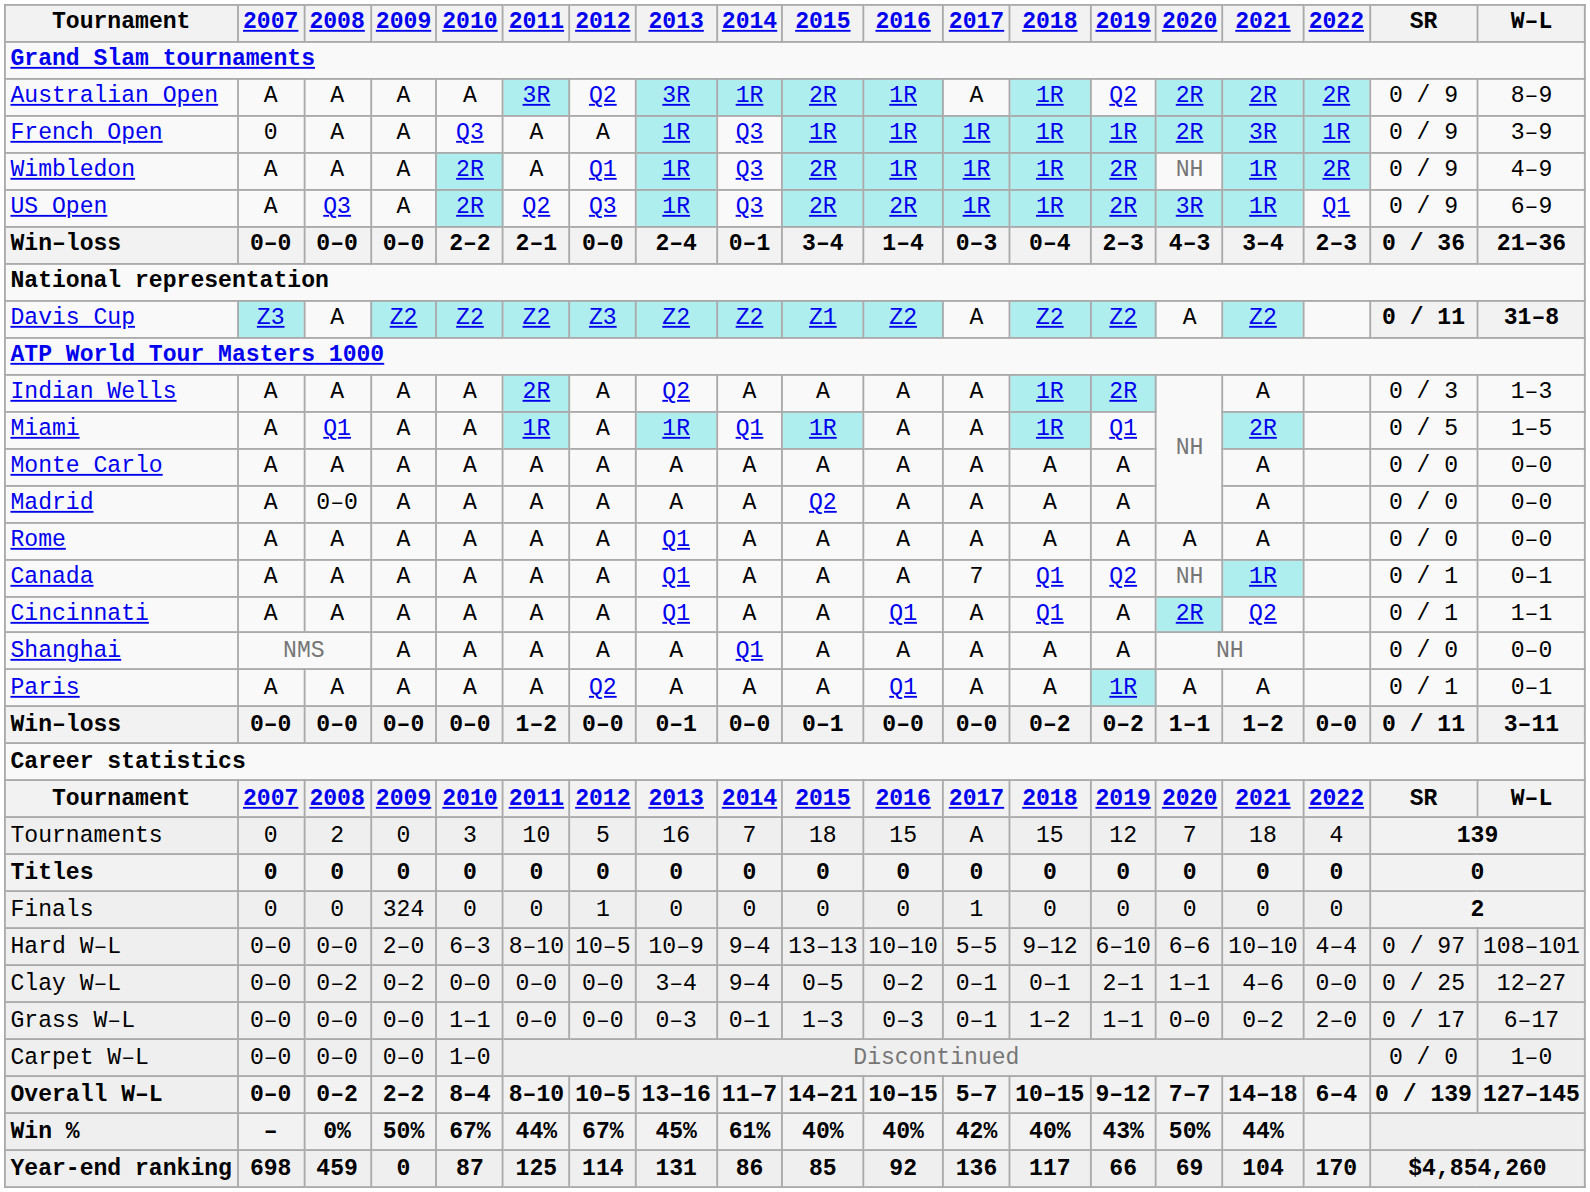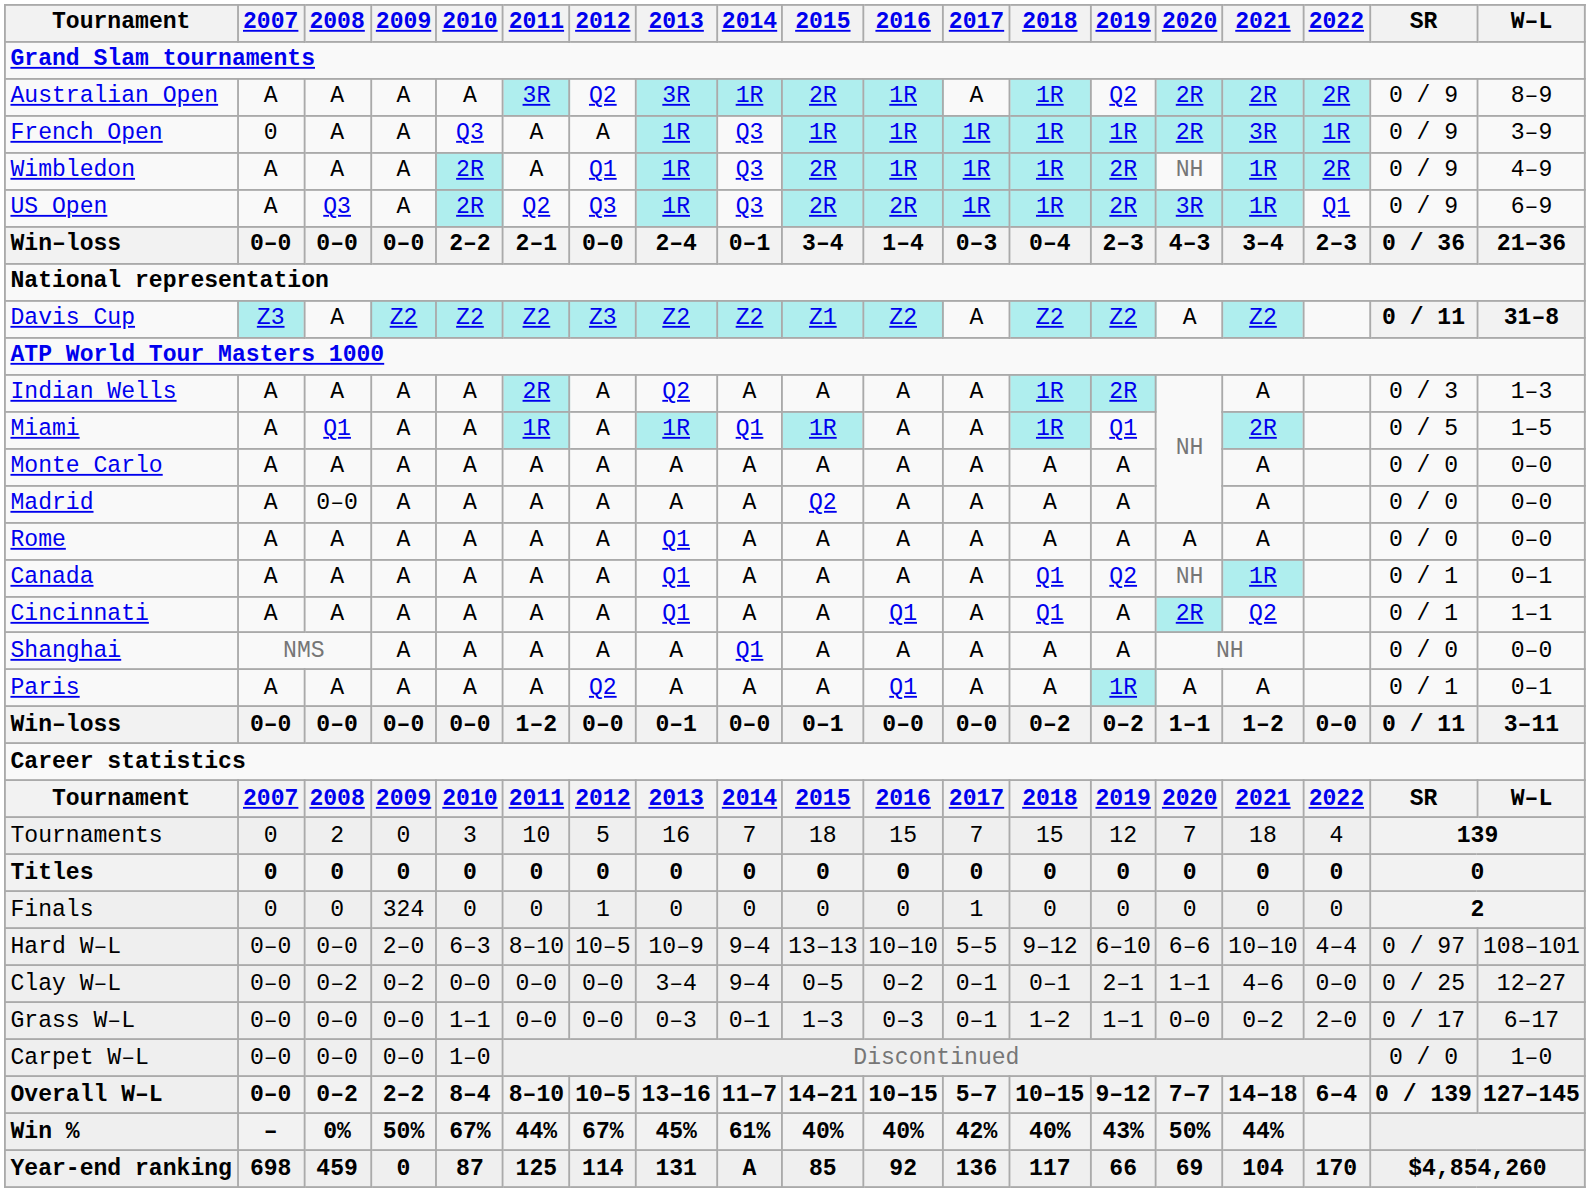(976, 578) 7 -> (976, 578) A
(976, 837) A -> (976, 837) 7
(750, 1169) 86 -> (750, 1169) A
